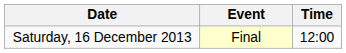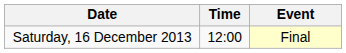columns swapped: (317, 15) <-> (246, 15)
